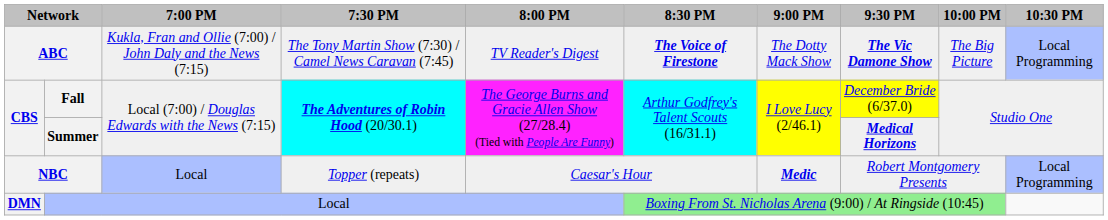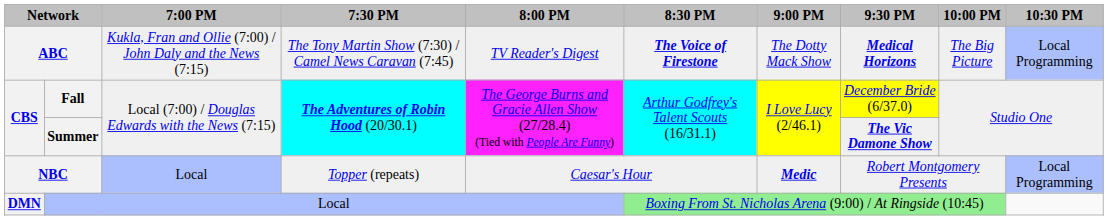(890, 53) The Vic Damone Show -> (890, 53) Medical Horizons
(890, 136) Medical Horizons -> (890, 136) The Vic Damone Show
